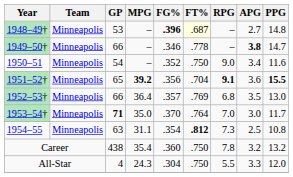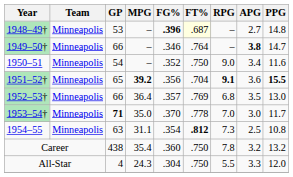(200, 46) .778 -> (200, 46) .764
(200, 113) .764 -> (200, 113) .778
